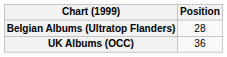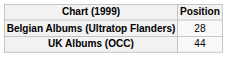(200, 44) 36 -> (200, 44) 44
